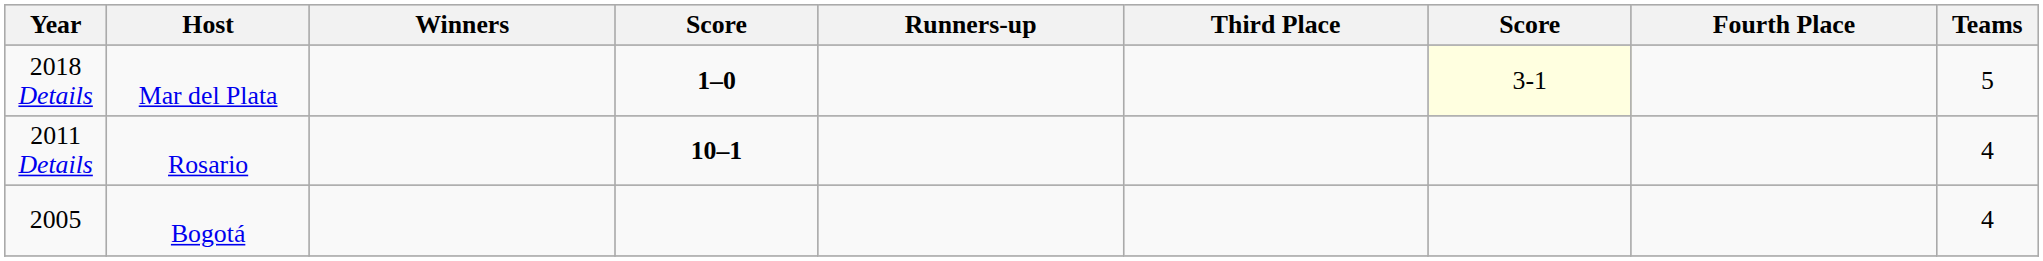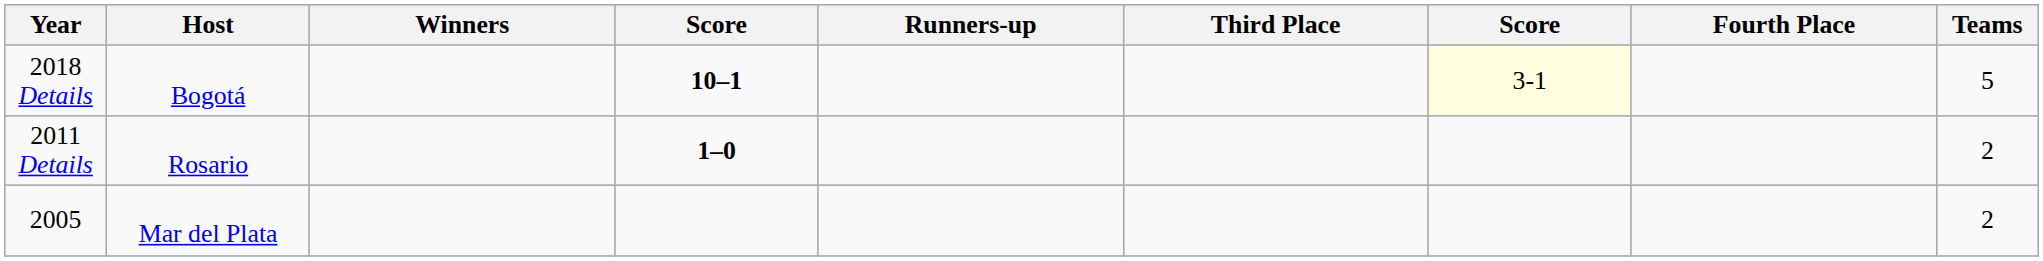(208, 94) Mar del Plata -> (208, 94) Bogotá
(716, 80) 1–0 -> (716, 80) 10–1
(716, 150) 10–1 -> (716, 150) 1–0
(1987, 150) 4 -> (1987, 150) 2
(208, 234) Bogotá -> (208, 234) Mar del Plata
(1987, 219) 4 -> (1987, 219) 2
